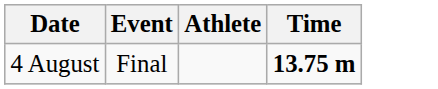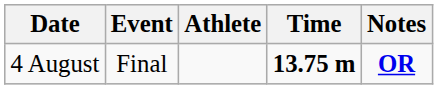+ column: (397, 24)
